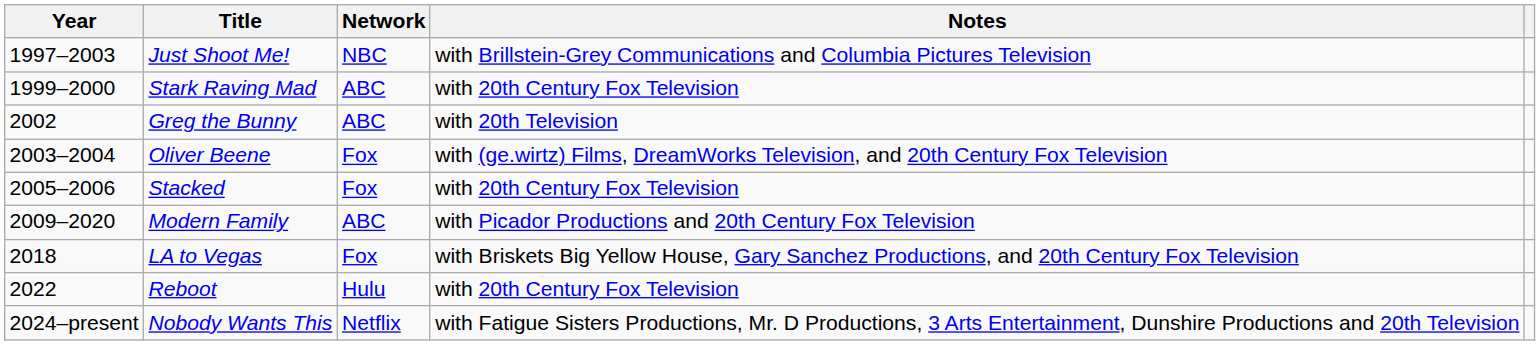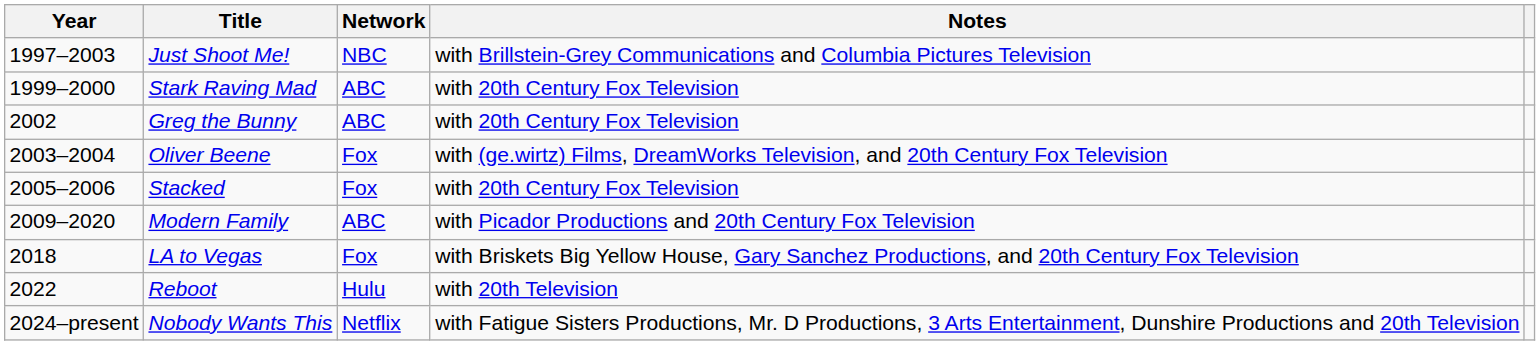(527, 121) with 20th Television -> (587, 121) with 20th Century Fox Television
(587, 289) with 20th Century Fox Television -> (527, 289) with 20th Television
